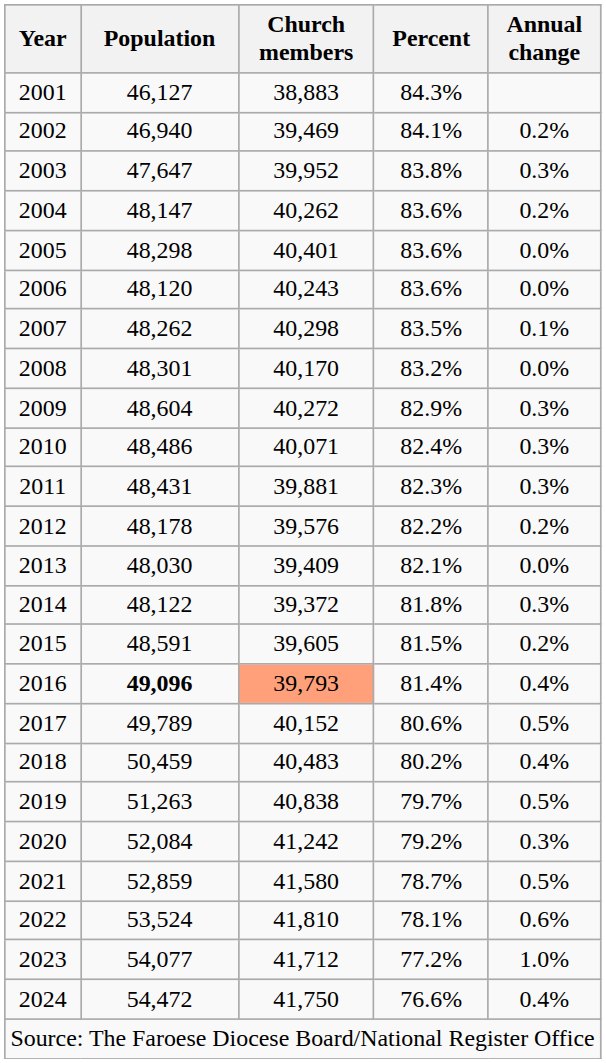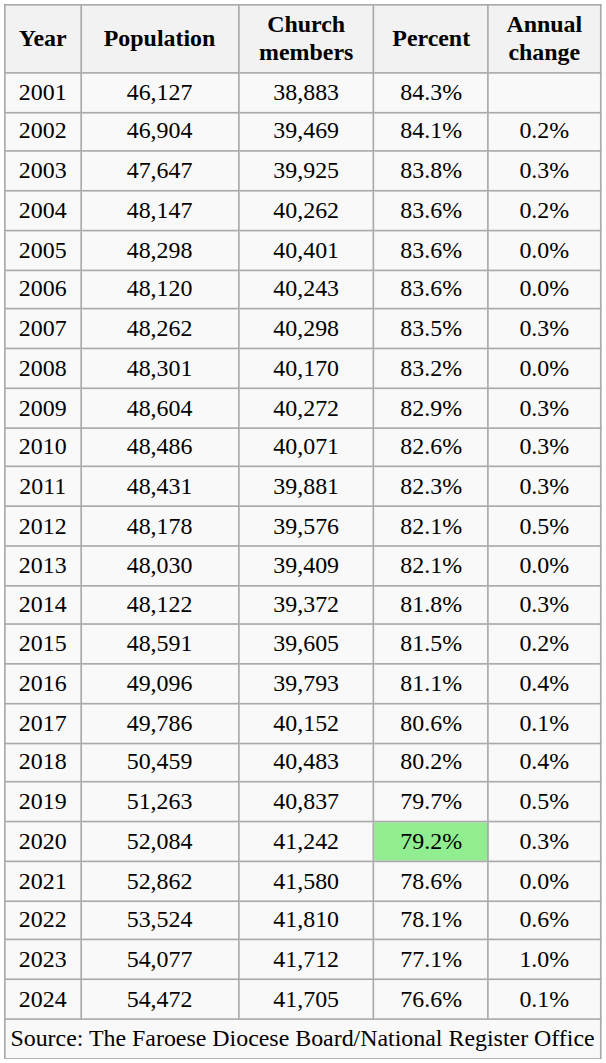(160, 131) 46,940 -> (160, 131) 46,904
(306, 171) 39,952 -> (306, 171) 39,925
(544, 328) 0.1% -> (544, 328) 0.3%
(431, 447) 82.4% -> (431, 447) 82.6%
(431, 525) 82.2% -> (431, 525) 82.1%
(544, 525) 0.2% -> (544, 525) 0.5%
(160, 683) bold -> (160, 683) normal
(306, 683) lightsalmon background -> (306, 683) no background
(431, 683) 81.4% -> (431, 683) 81.1%
(160, 723) 49,789 -> (160, 723) 49,786
(544, 723) 0.5% -> (544, 723) 0.1%
(306, 801) 40,838 -> (306, 801) 40,837
(431, 841) no background -> (431, 841) lightgreen background
(160, 880) 52,859 -> (160, 880) 52,862
(431, 880) 78.7% -> (431, 880) 78.6%
(544, 880) 0.5% -> (544, 880) 0.0%
(431, 959) 77.2% -> (431, 959) 77.1%
(306, 999) 41,750 -> (306, 999) 41,705
(544, 999) 0.4% -> (544, 999) 0.1%
